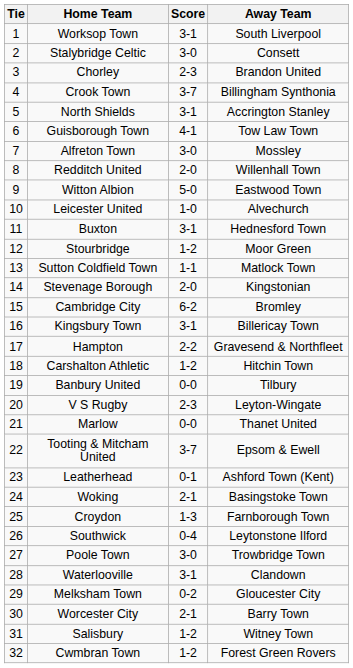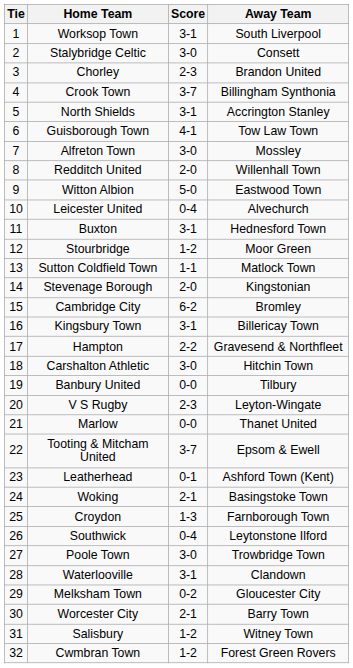(188, 209) 1-0 -> (188, 209) 0-4
(188, 365) 1-2 -> (188, 365) 3-0
